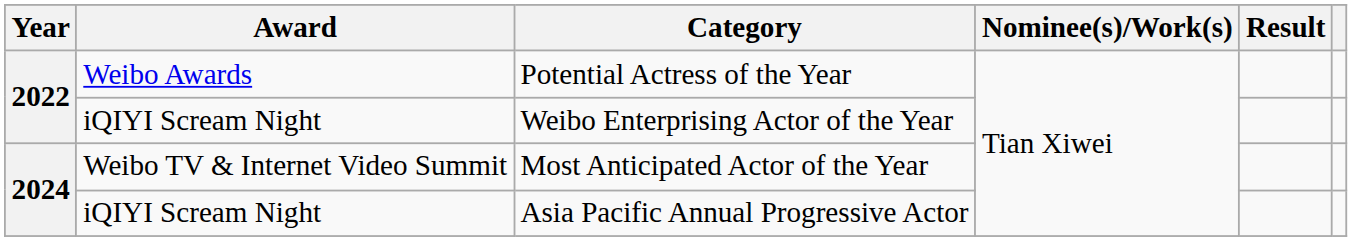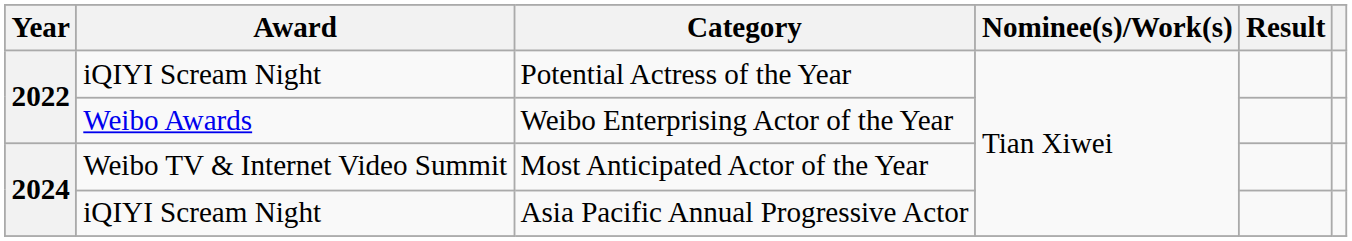(168, 73) Weibo Awards -> (202, 73) iQIYI Scream Night
(202, 119) iQIYI Scream Night -> (168, 119) Weibo Awards
